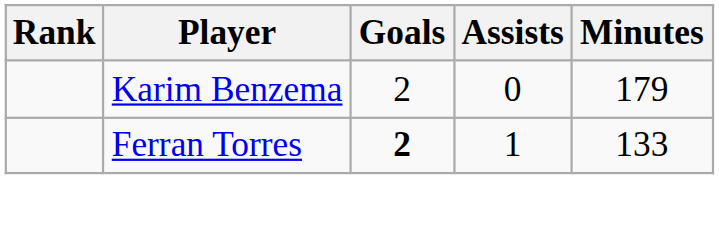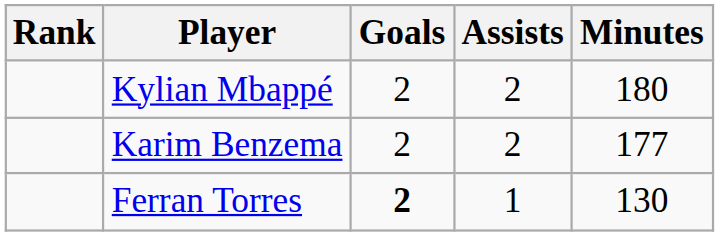+ row: (222, 88)
(513, 88) 0 -> (513, 144) 2
(642, 88) 179 -> (642, 144) 177
(642, 144) 133 -> (642, 200) 130
